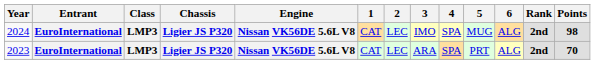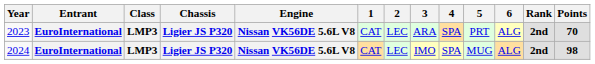rows swapped: (18, 50) <-> (18, 31)
